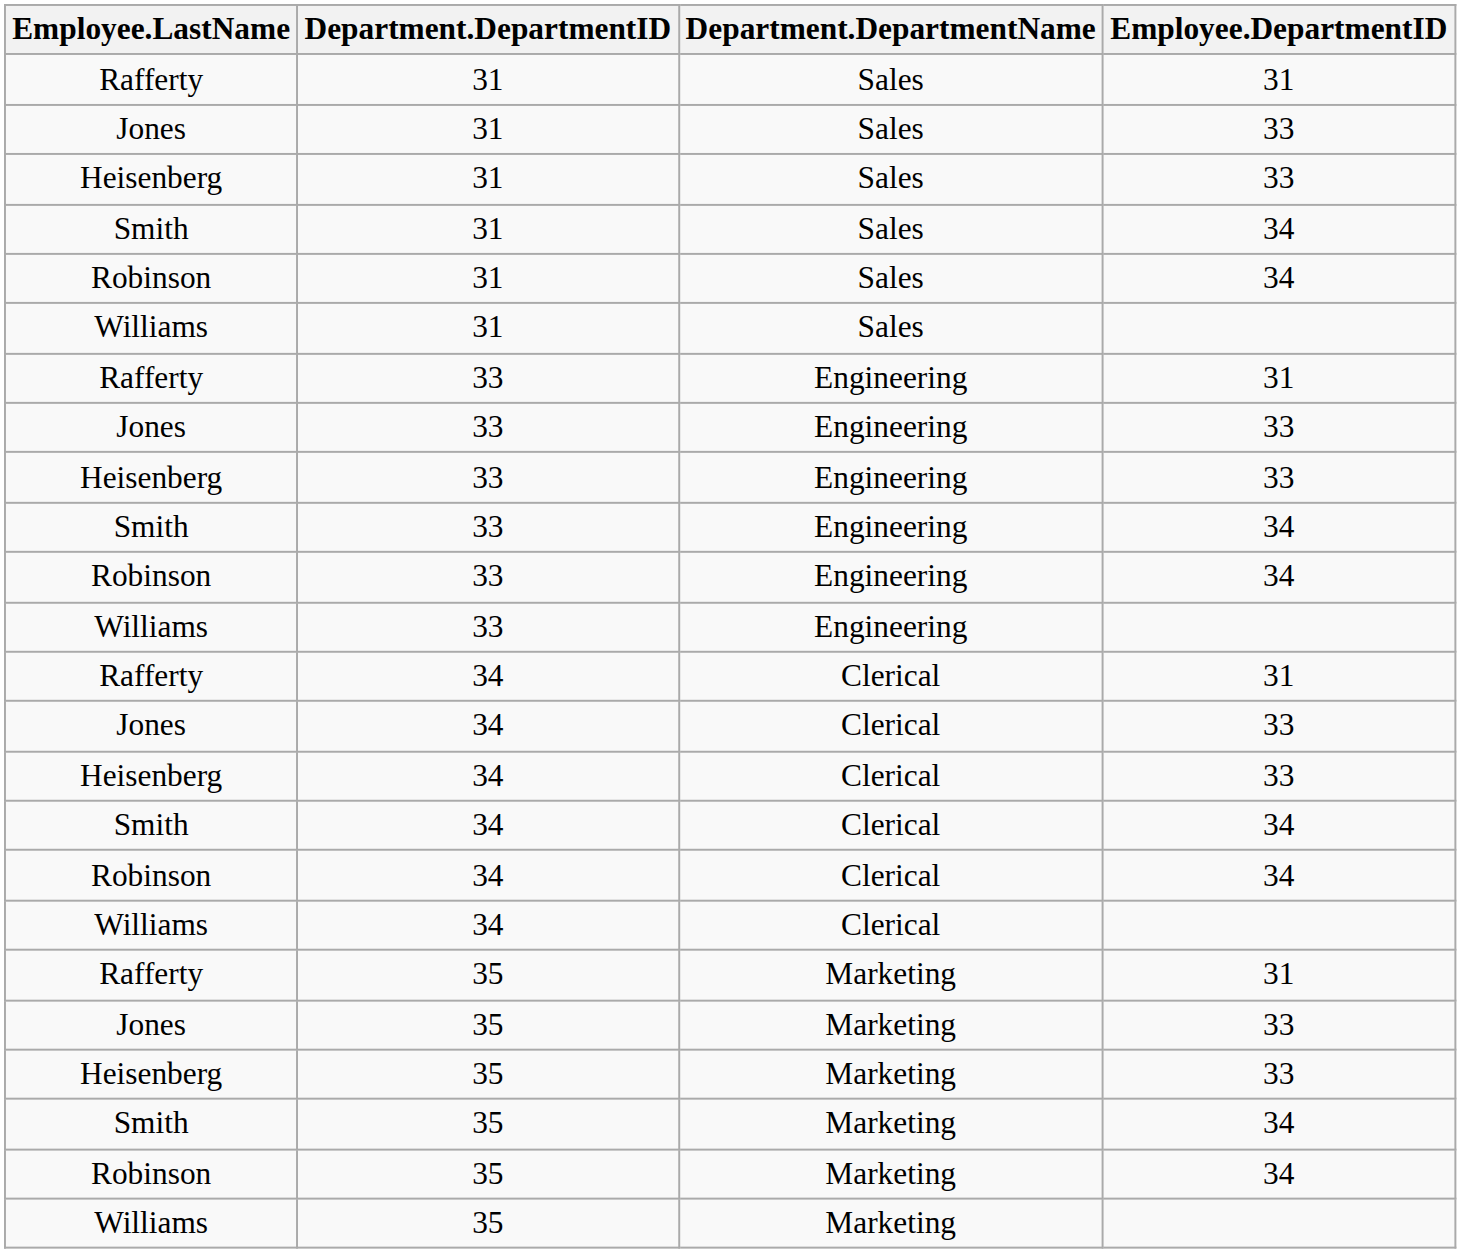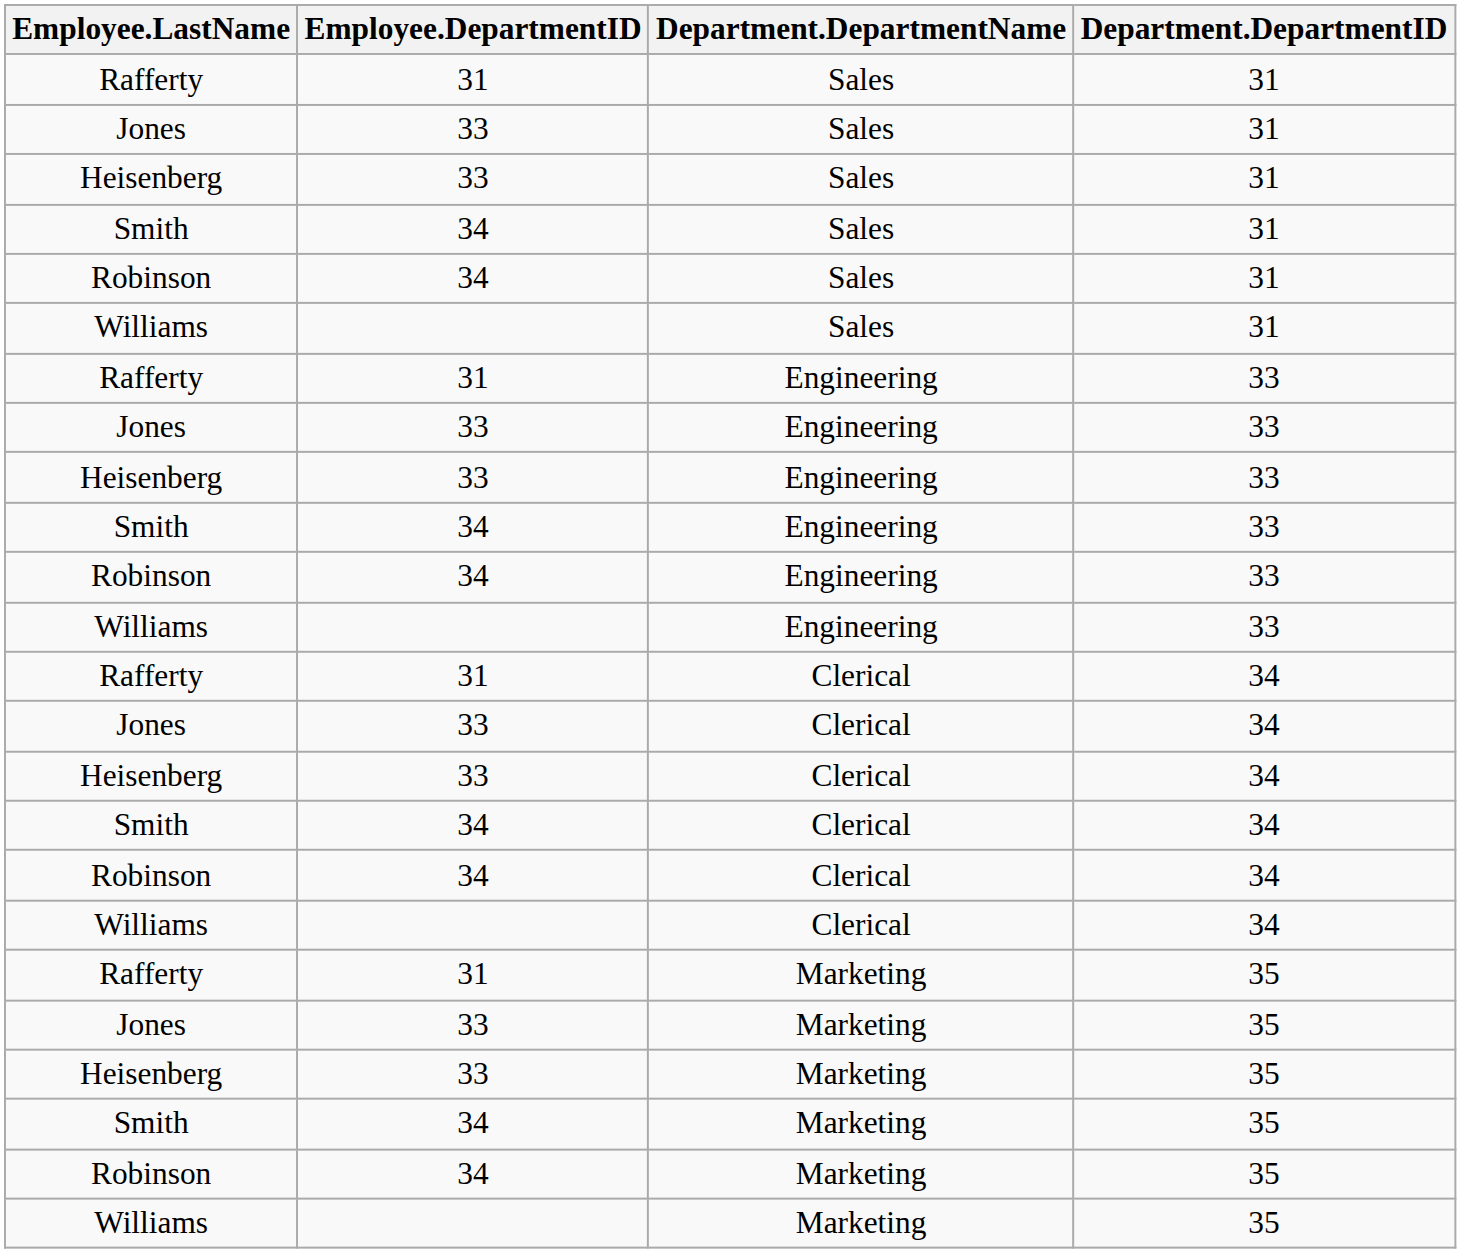columns swapped: (1279, 29) <-> (488, 29)
